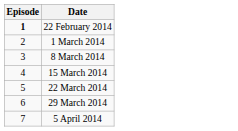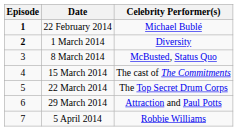+ column: (173, 12)
(23, 42) normal -> (23, 42) bold
